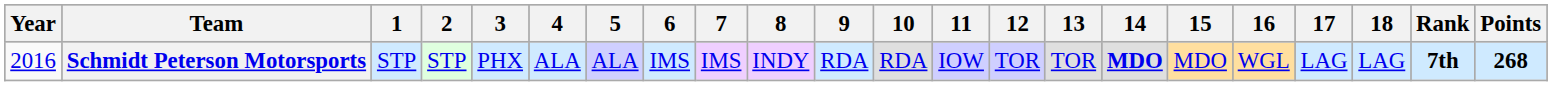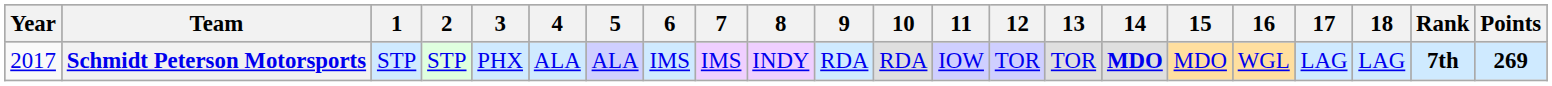(33, 60) 2016 -> (33, 60) 2017
(1511, 60) 268 -> (1511, 60) 269
